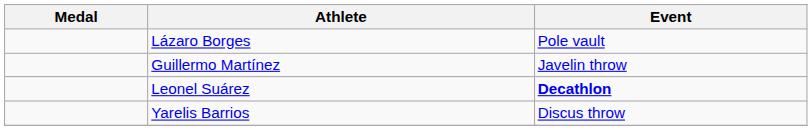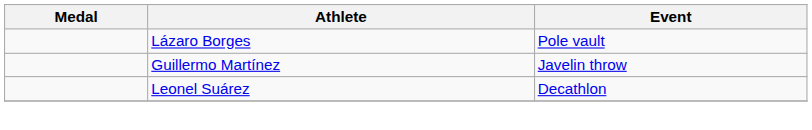(575, 89) bold -> (572, 89) normal
- row: (200, 113)
